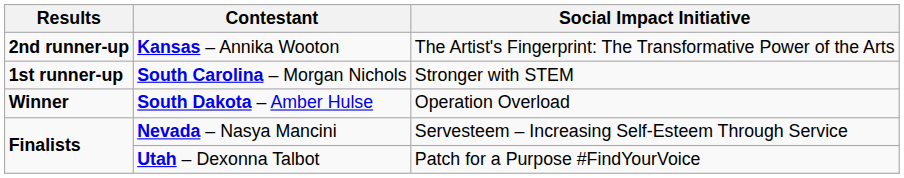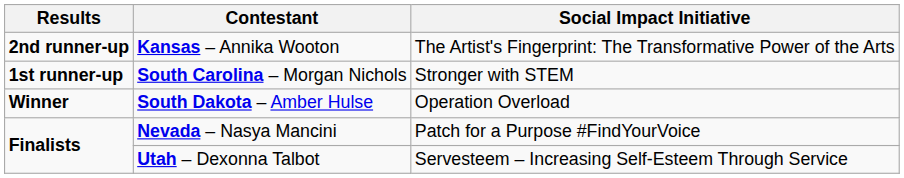(631, 131) Servesteem – Increasing Self-Esteem Through Service -> (558, 131) Patch for a Purpose #FindYourVoice
(558, 159) Patch for a Purpose #FindYourVoice -> (631, 159) Servesteem – Increasing Self-Esteem Through Service
